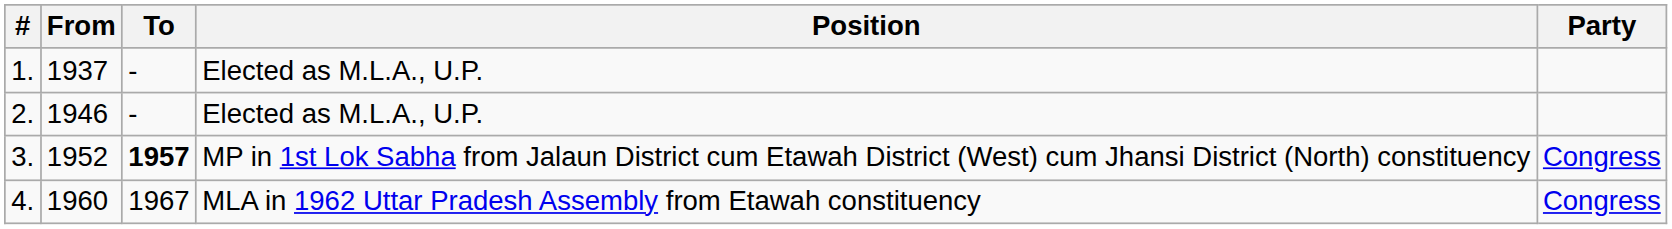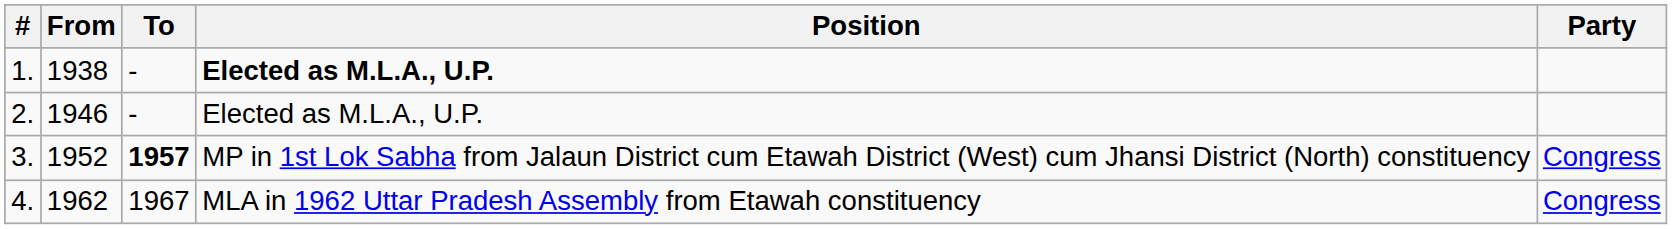(77, 69) 1937 -> (77, 69) 1938
(343, 69) normal -> (348, 69) bold
(77, 200) 1960 -> (77, 200) 1962
